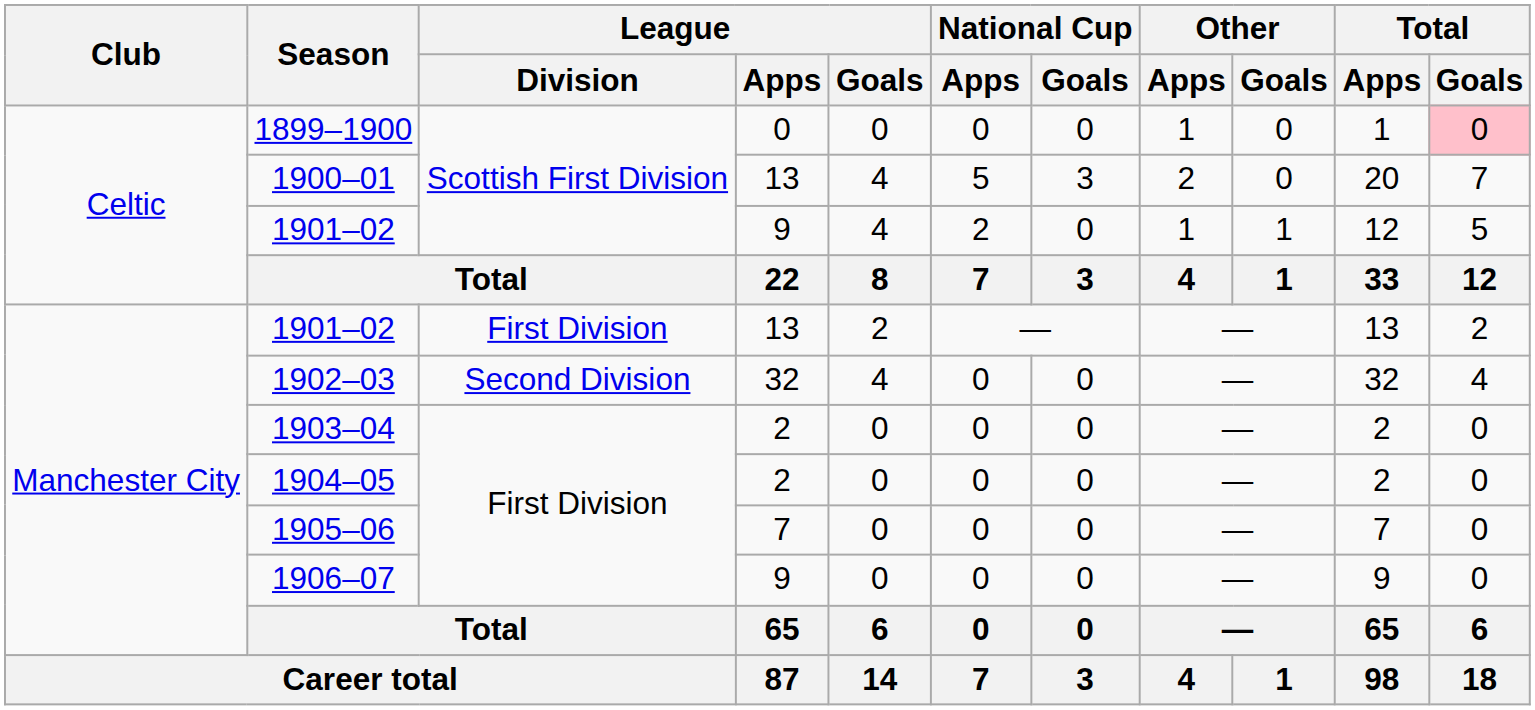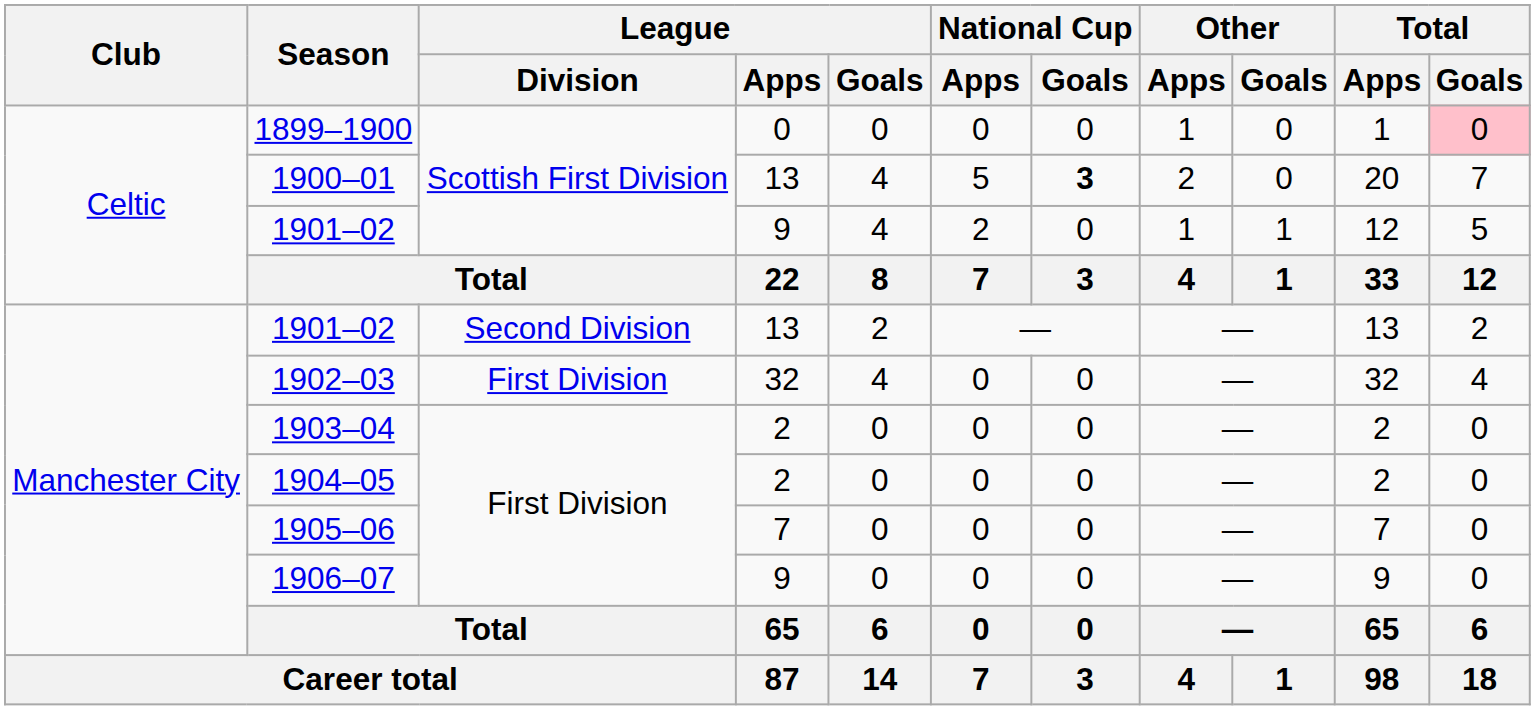(1085, 179) normal -> (1085, 179) bold
(577, 329) First Division -> (577, 329) Second Division
(577, 379) Second Division -> (577, 379) First Division
